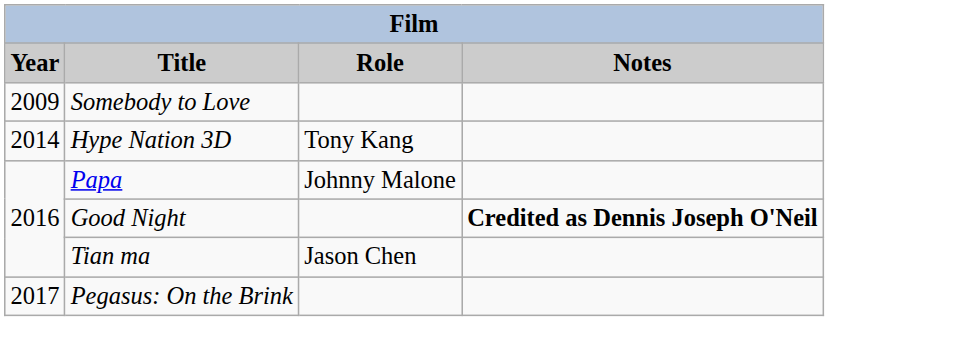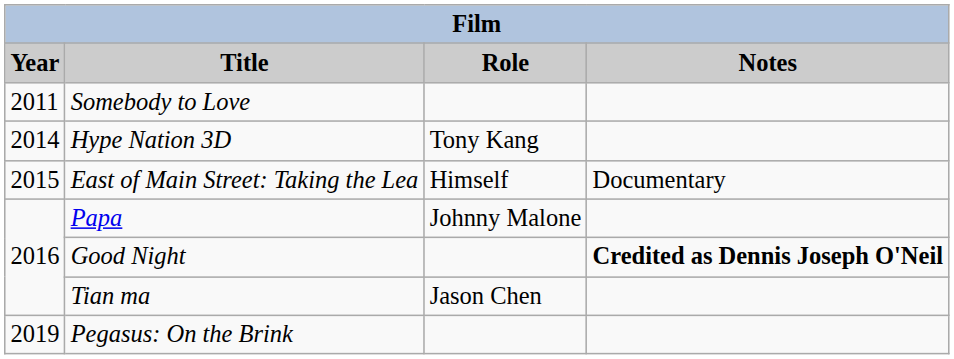(35, 101) 2009 -> (34, 101) 2011
+ row: (244, 179)
(35, 295) 2017 -> (35, 334) 2019
